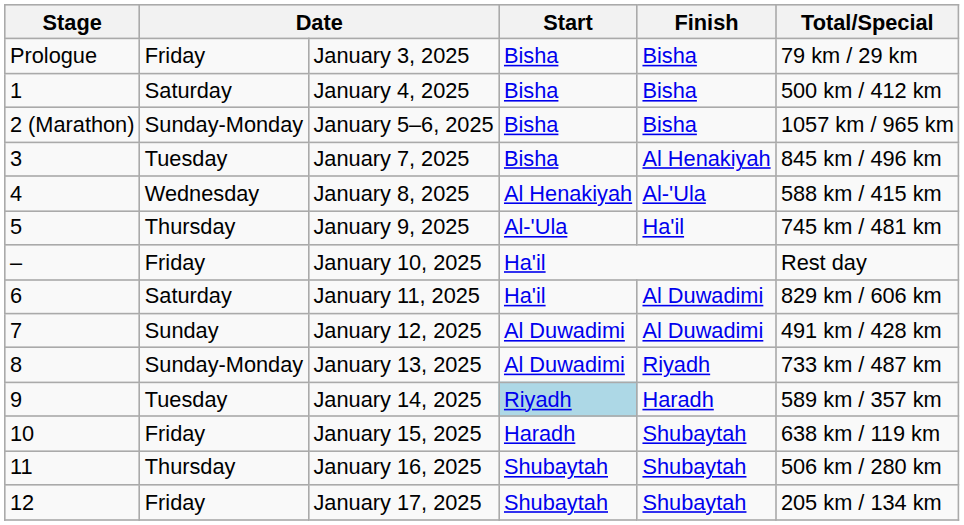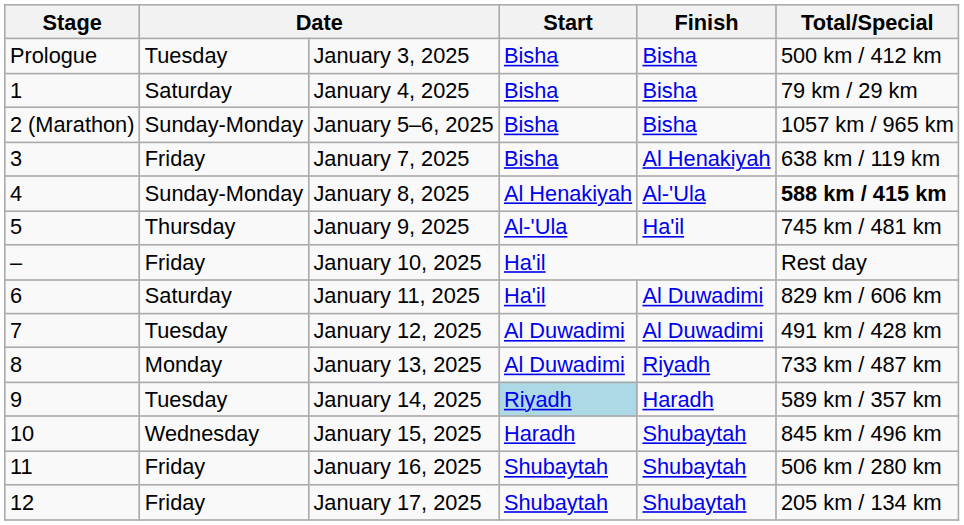(175, 56) Friday -> (186, 56) Tuesday
(849, 56) 79 km / 29 km -> (861, 56) 500 km / 412 km
(861, 90) 500 km / 412 km -> (849, 90) 79 km / 29 km
(186, 159) Tuesday -> (175, 159) Friday
(861, 159) 845 km / 496 km -> (861, 159) 638 km / 119 km
(202, 193) Wednesday -> (224, 193) Sunday-Monday
(861, 193) normal -> (864, 193) bold
(182, 330) Sunday -> (186, 330) Tuesday
(224, 365) Sunday-Monday -> (183, 365) Monday
(175, 433) Friday -> (202, 433) Wednesday
(861, 433) 638 km / 119 km -> (861, 433) 845 km / 496 km
(190, 467) Thursday -> (175, 467) Friday
